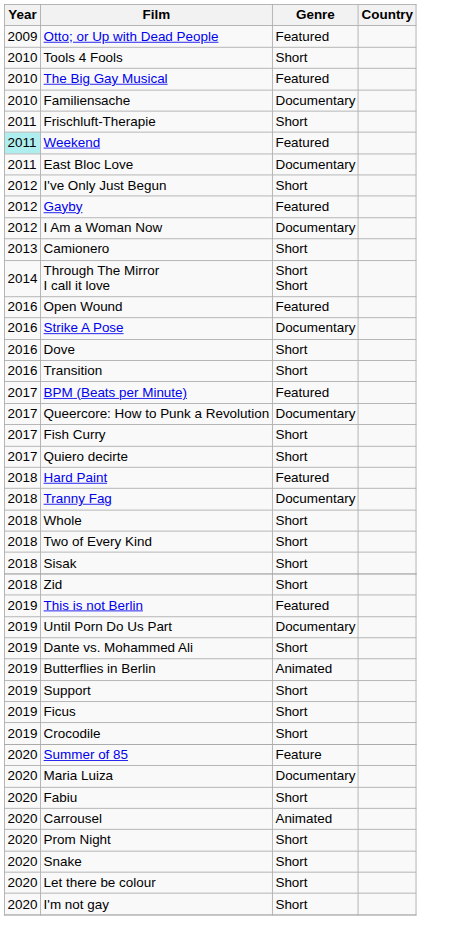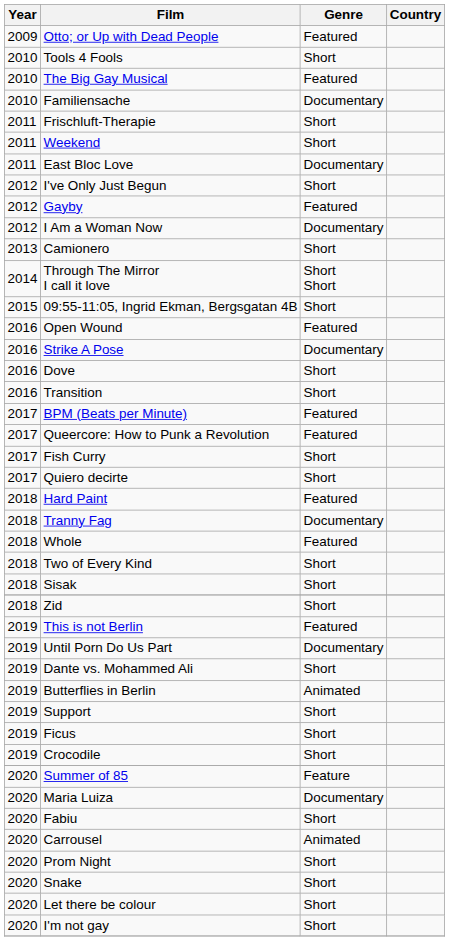(22, 143) paleturquoise background -> (22, 143) no background
(302, 143) Featured -> (320, 143) Short
+ row: (171, 307)
(315, 413) Documentary -> (330, 435) Featured
(291, 520) Short -> (330, 541) Featured
